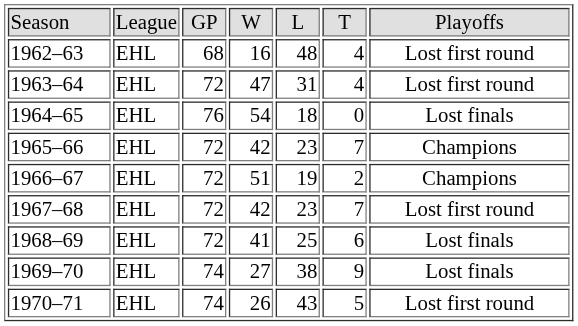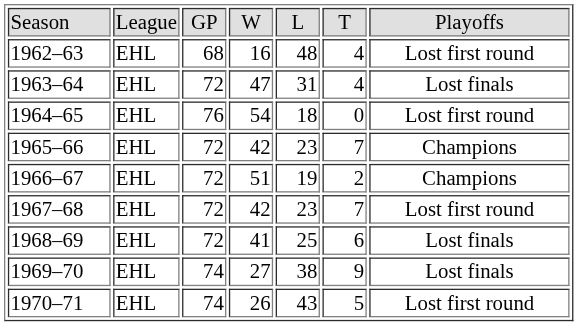(469, 84) Lost first round -> (470, 84) Lost finals
(470, 115) Lost finals -> (469, 115) Lost first round
